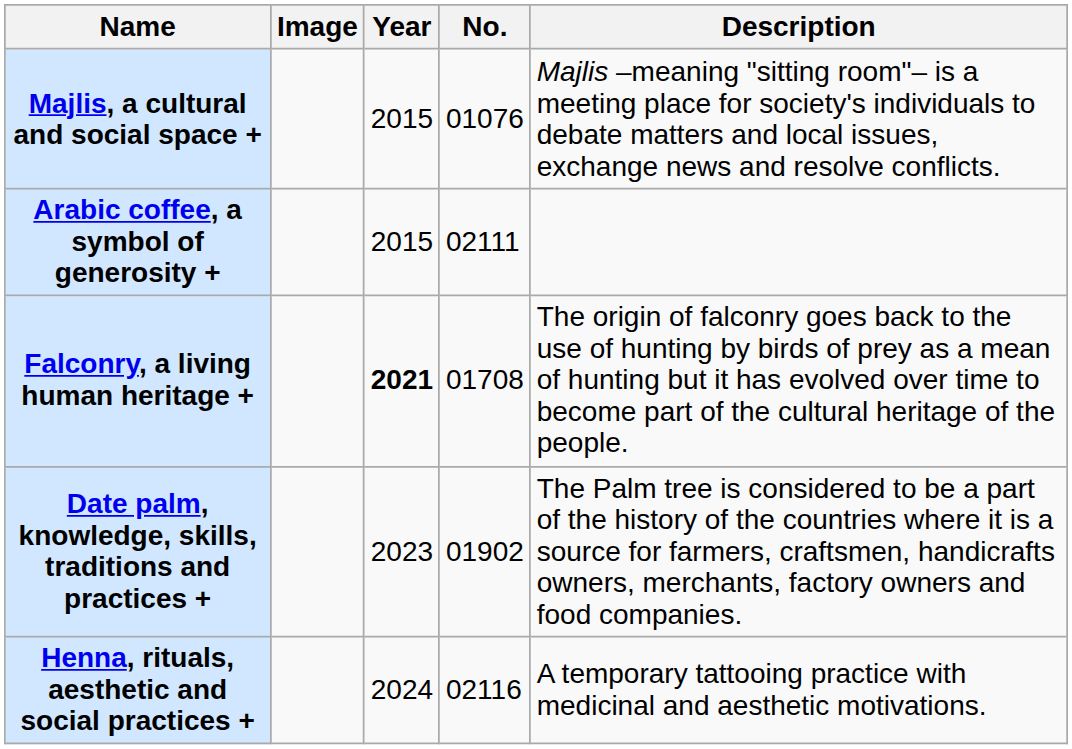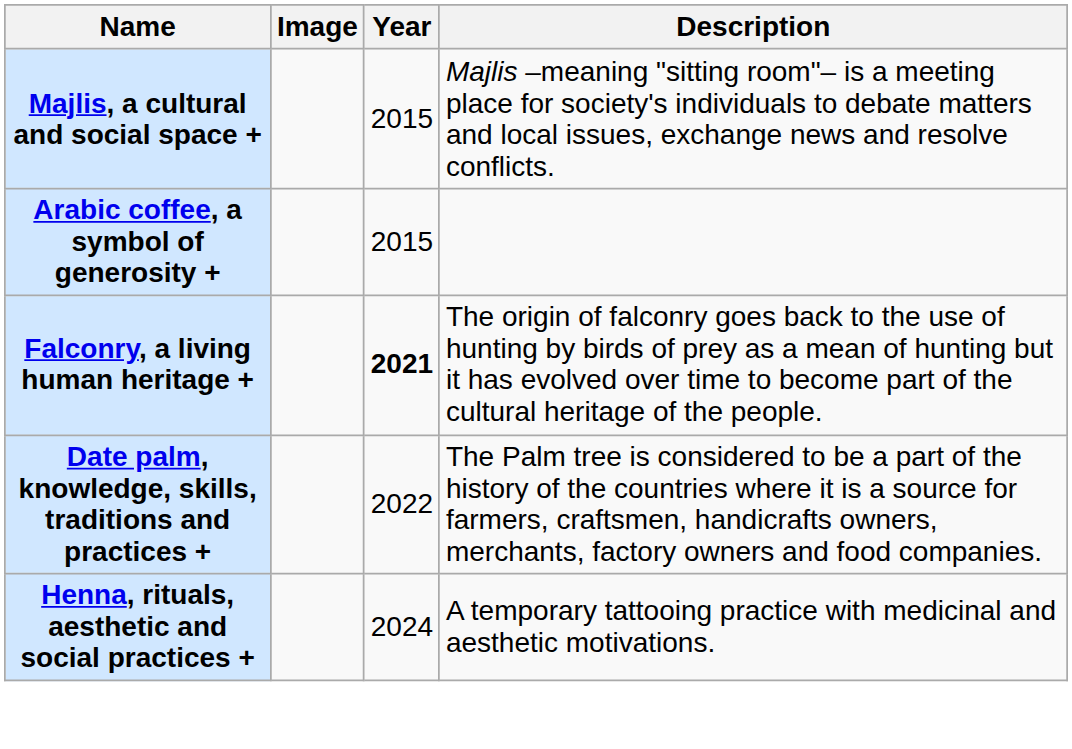- column: (485, 26)
(402, 550) 2023 -> (402, 503) 2022
